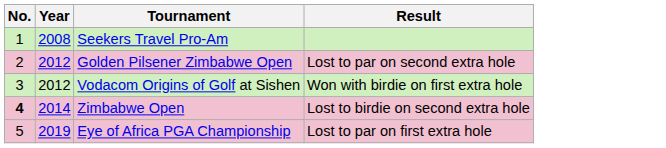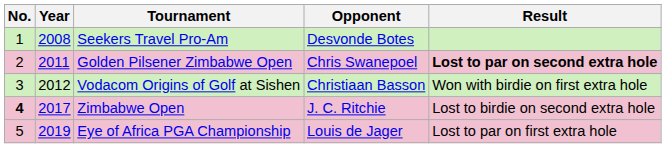+ column: (366, 16)
(54, 62) 2012 -> (54, 62) 2011
(411, 62) normal -> (545, 62) bold
(54, 109) 2014 -> (54, 109) 2017
